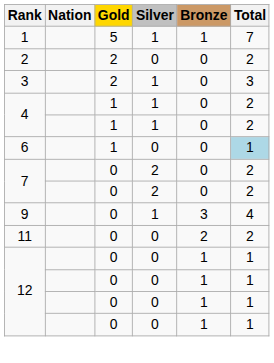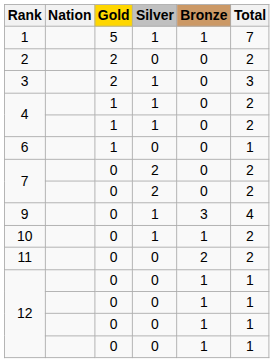(250, 147) lightblue background -> (250, 147) no background
+ row: (25, 236)
